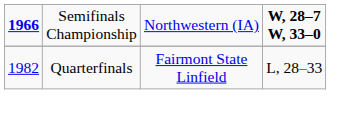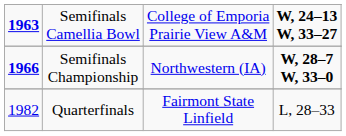+ row: (93, 25)
